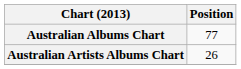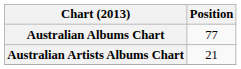(212, 54) 26 -> (212, 54) 21
